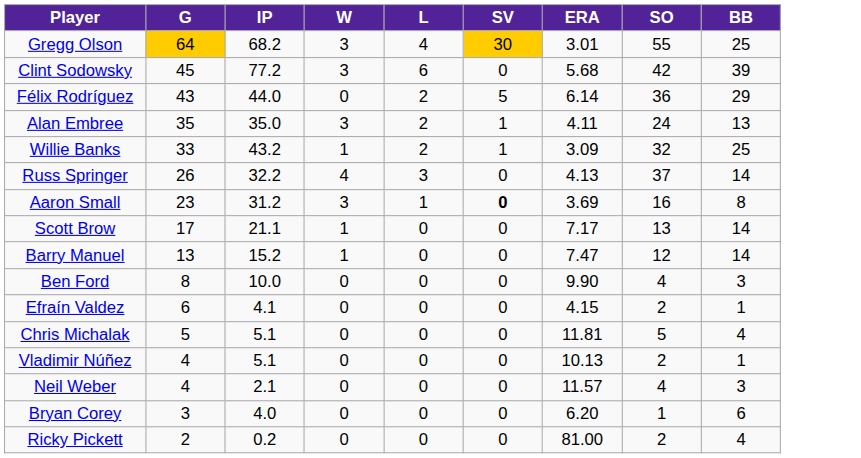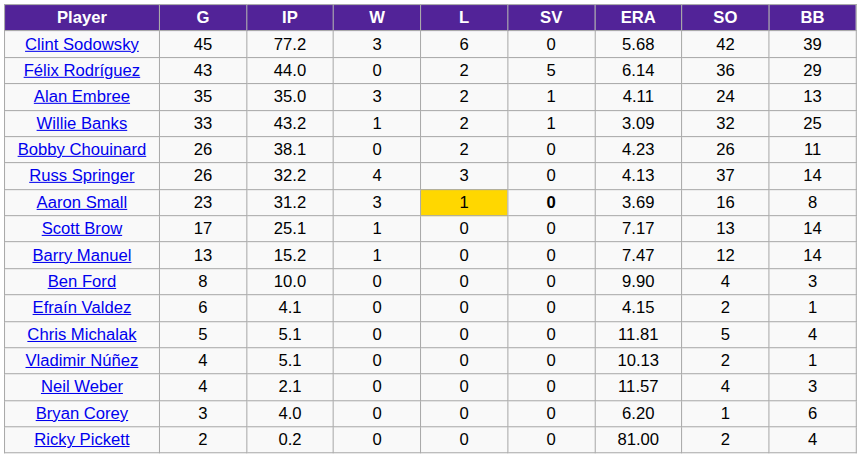- row: (75, 44)
+ row: (82, 149)
(423, 202) no background -> (464, 202) gold background
(265, 228) 21.1 -> (290, 228) 25.1
